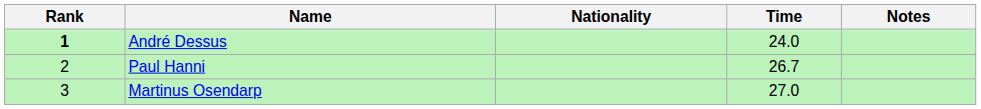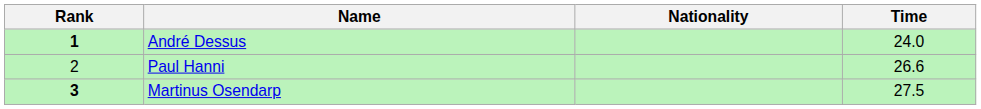- column: (909, 16)
(784, 66) 26.7 -> (909, 66) 26.6
(65, 91) normal -> (74, 91) bold
(784, 91) 27.0 -> (909, 91) 27.5
